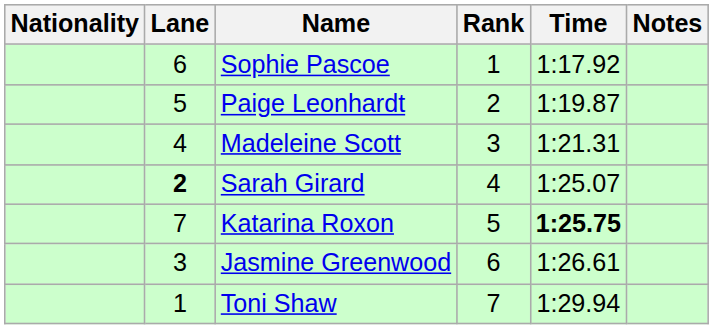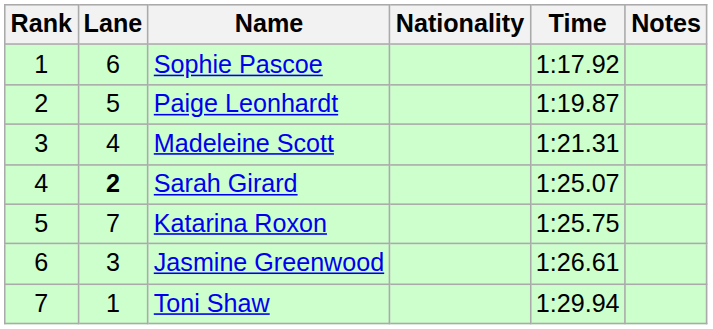columns swapped: (493, 24) <-> (75, 24)
(578, 223) bold -> (578, 223) normal
